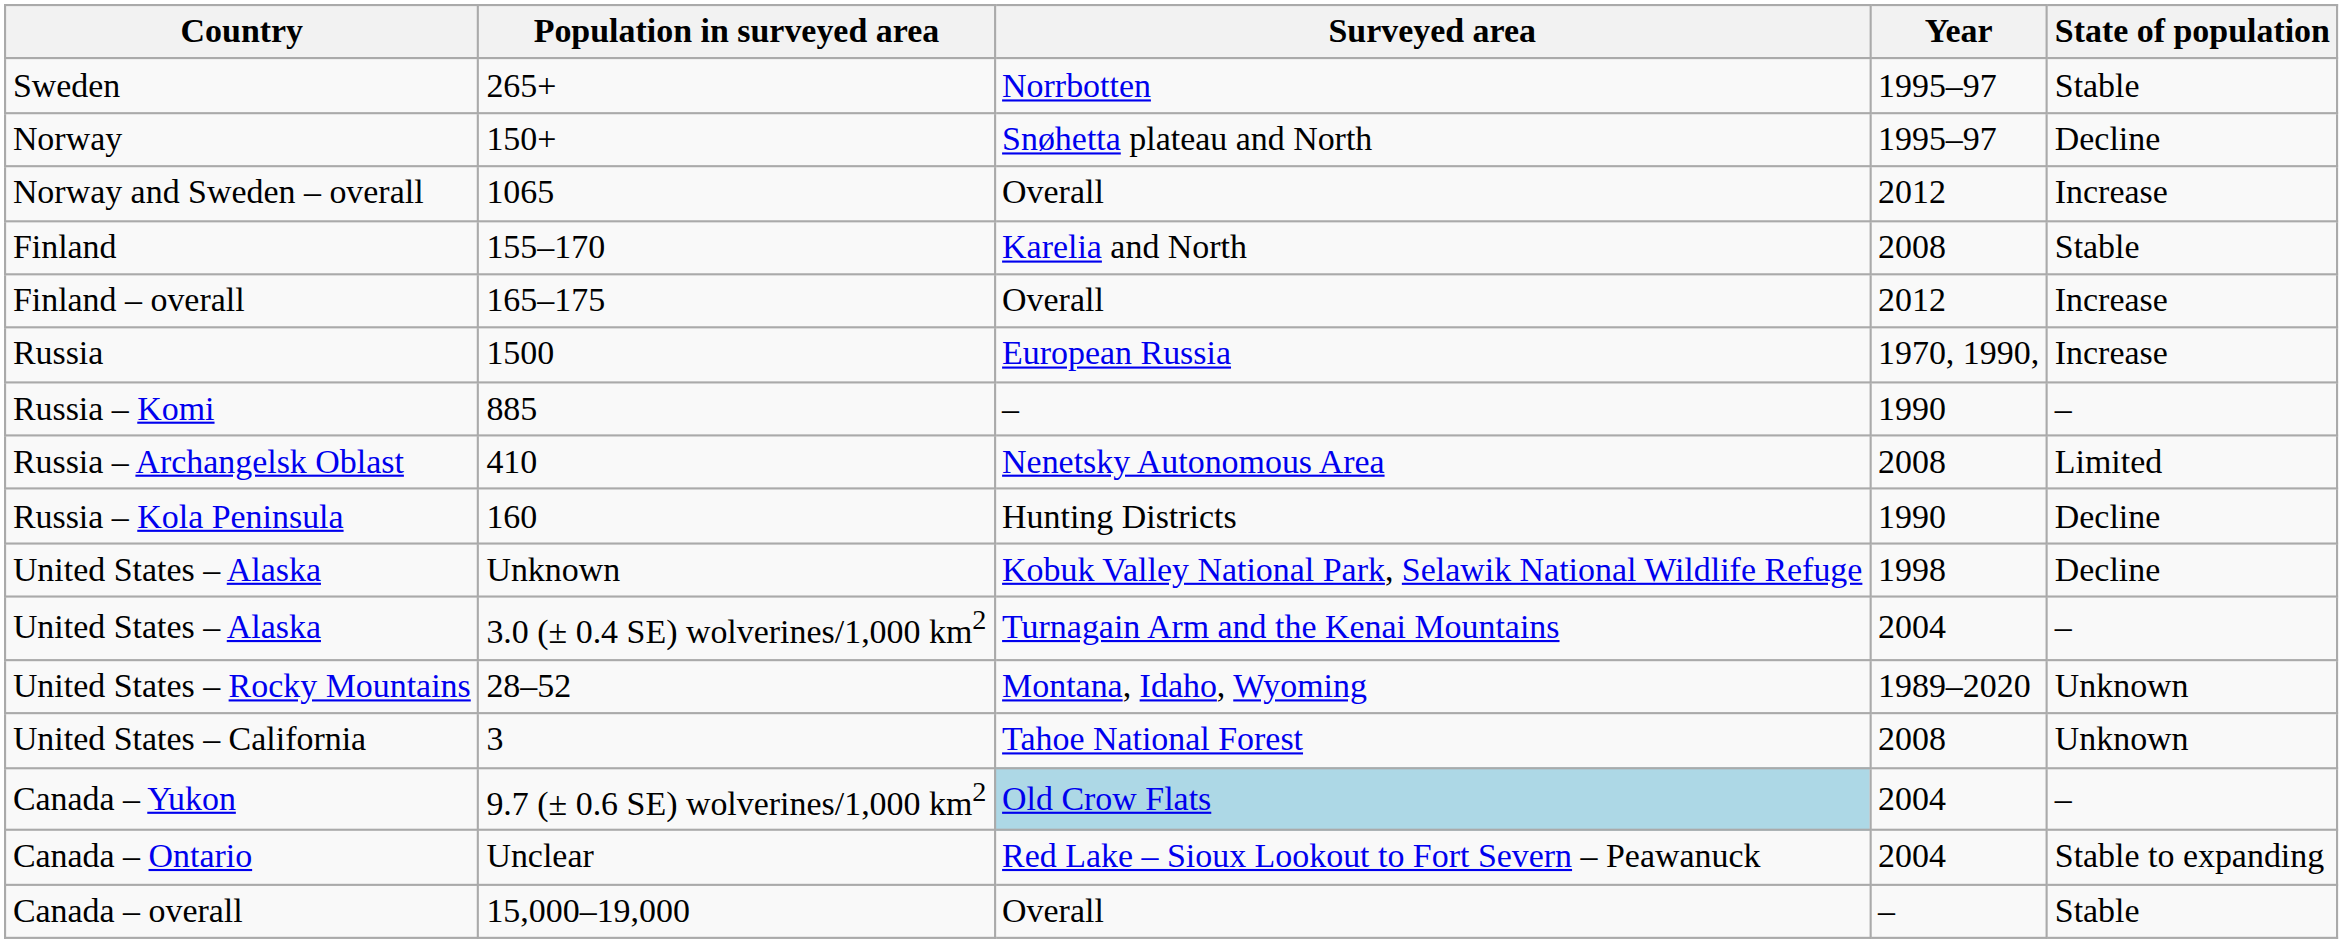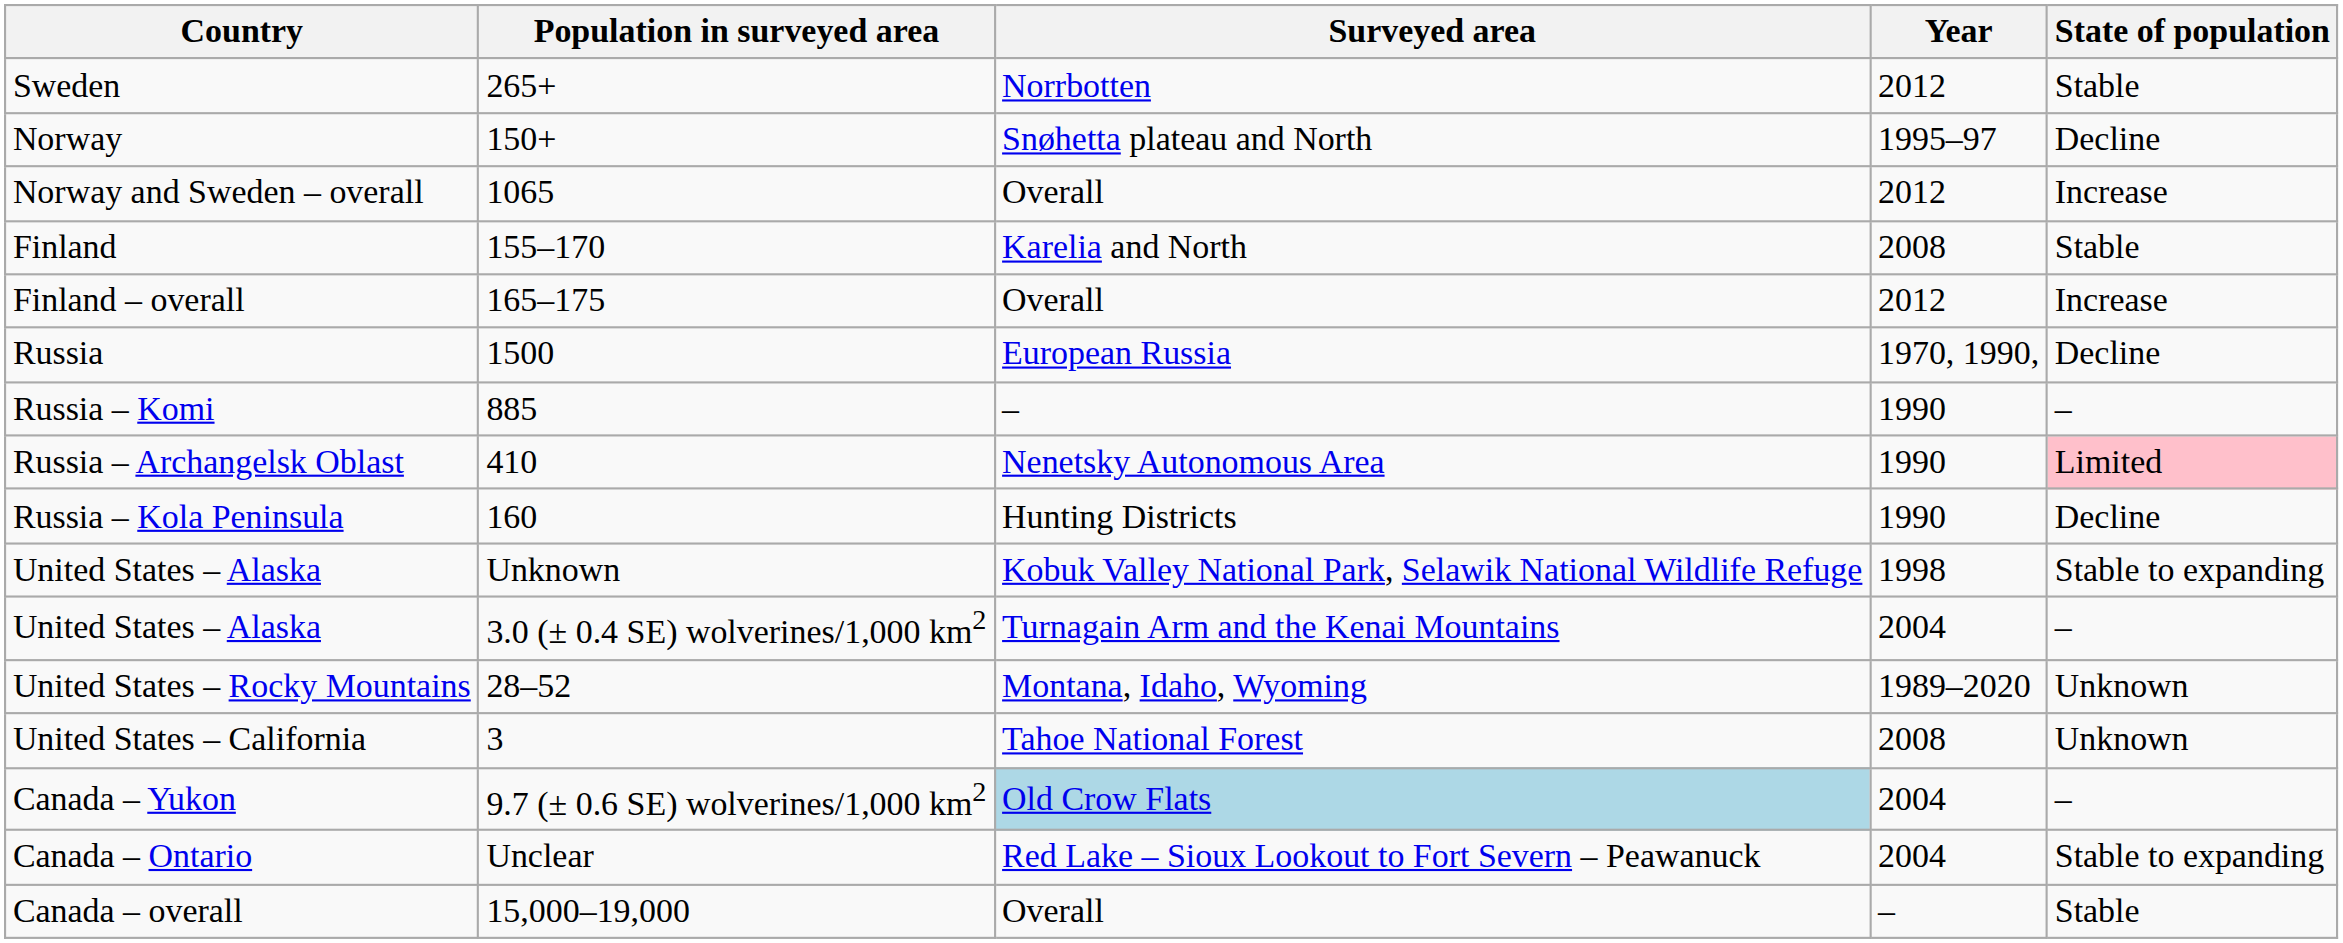(1937, 85) 1995–97 -> (1912, 85) 2012
(2111, 354) Increase -> (2108, 354) Decline
(1912, 461) 2008 -> (1912, 461) 1990
(2108, 461) no background -> (2108, 461) pink background
(2108, 569) Decline -> (2189, 569) Stable to expanding
